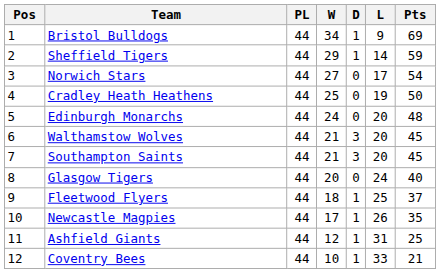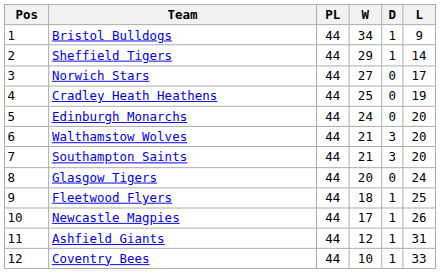- column: (415, 15)
